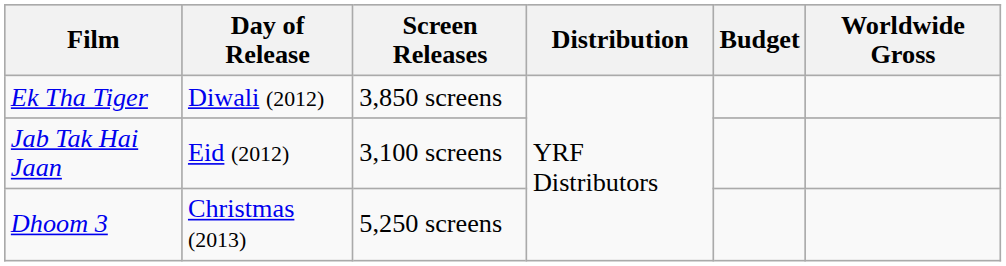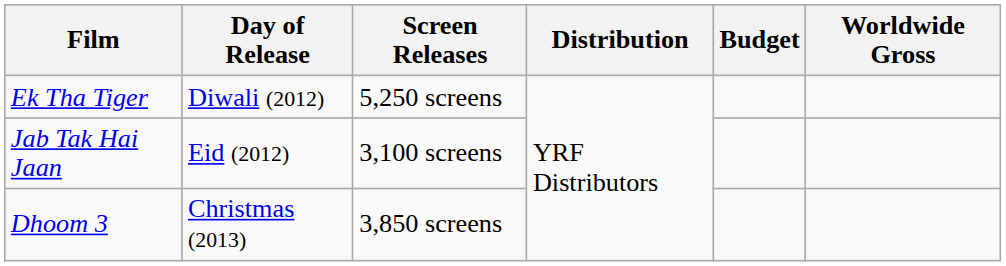(431, 96) 3,850 screens -> (431, 96) 5,250 screens
(431, 223) 5,250 screens -> (431, 223) 3,850 screens
